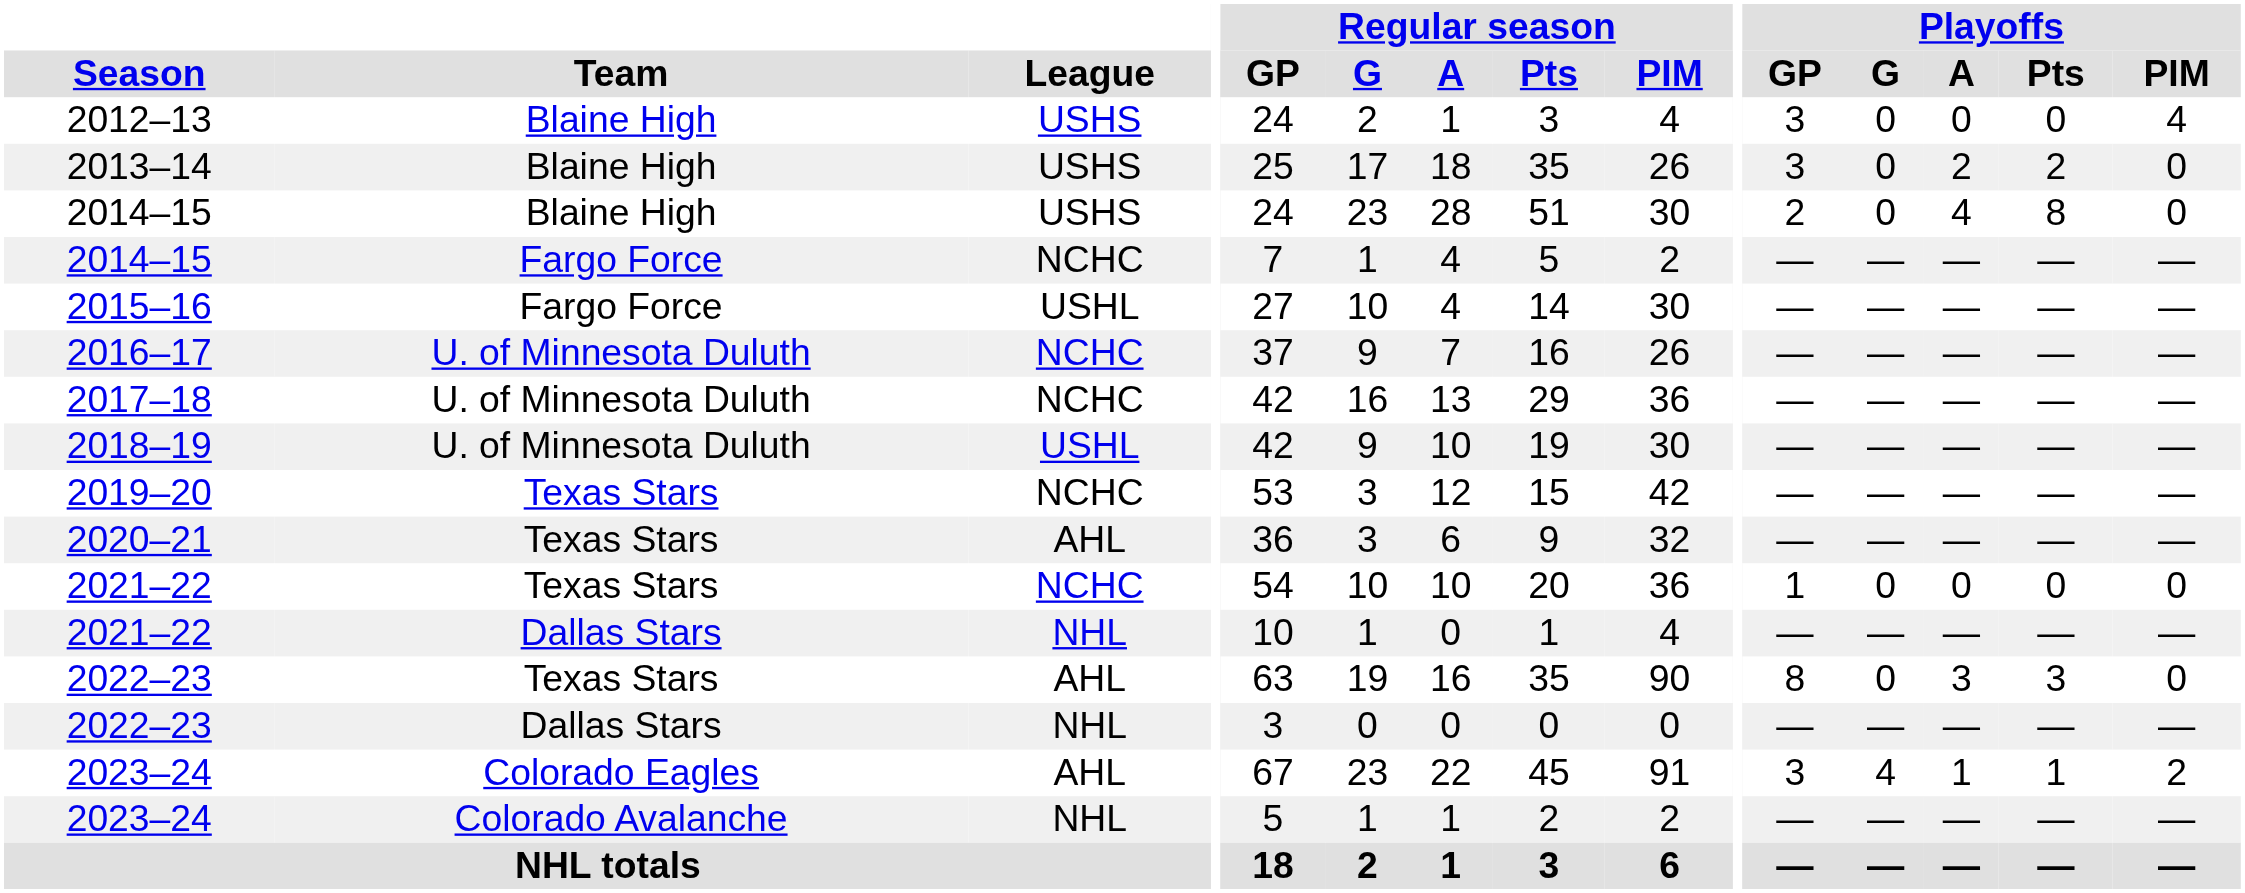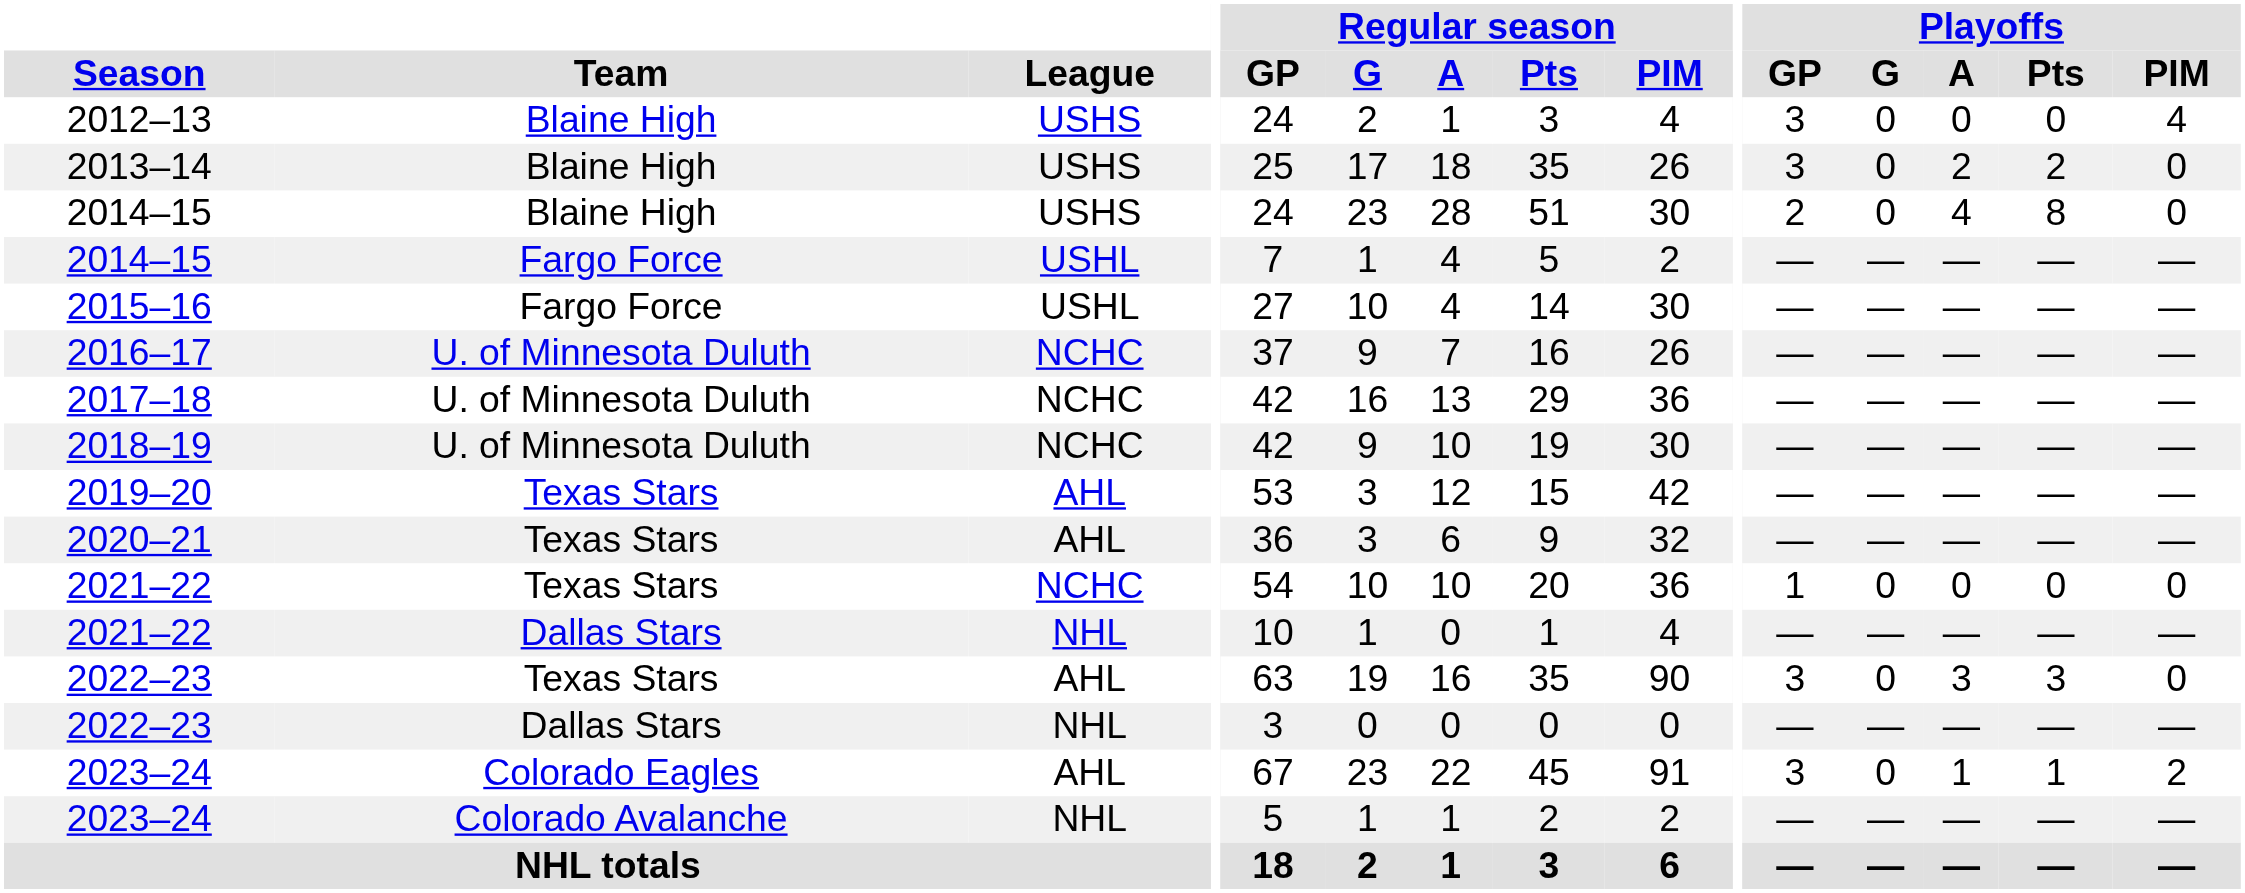(1090, 259) NCHC -> (1090, 259) USHL
(1090, 446) USHL -> (1090, 446) NCHC
(1090, 492) NCHC -> (1090, 492) AHL
(1795, 679) 8 -> (1795, 679) 3
(1886, 772) 4 -> (1886, 772) 0
